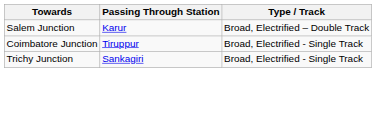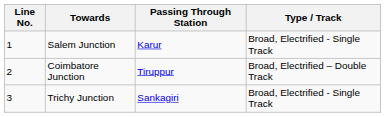+ column: (25, 17)
(297, 28) Broad, Electrified – Double Track -> (304, 44) Broad, Electrified - Single Track
(294, 43) Broad, Electrified - Single Track -> (307, 71) Broad, Electrified – Double Track
